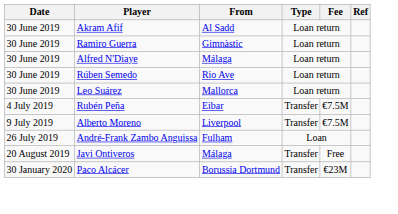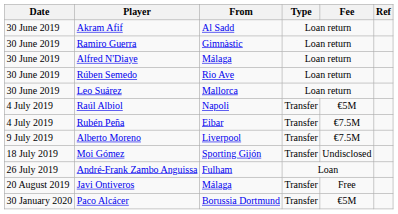+ row: (100, 106)
+ row: (101, 153)
(335, 169) €23M -> (347, 201) €5M
